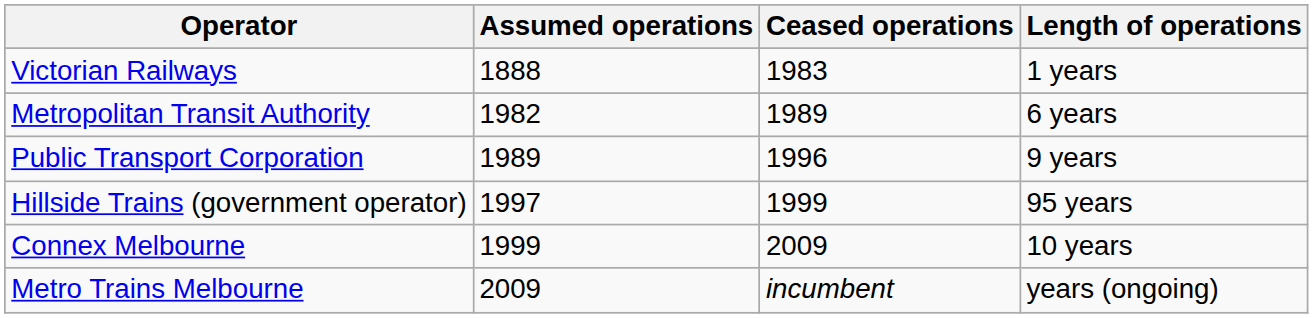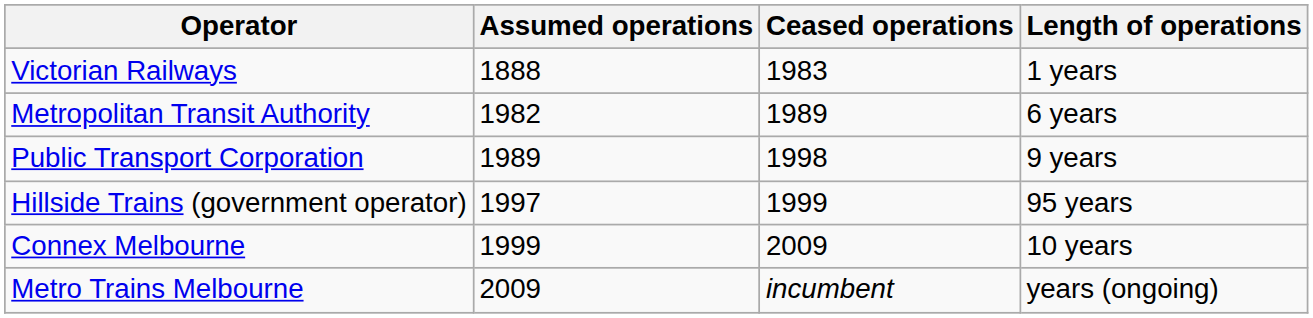(797, 158) 1996 -> (797, 158) 1998
